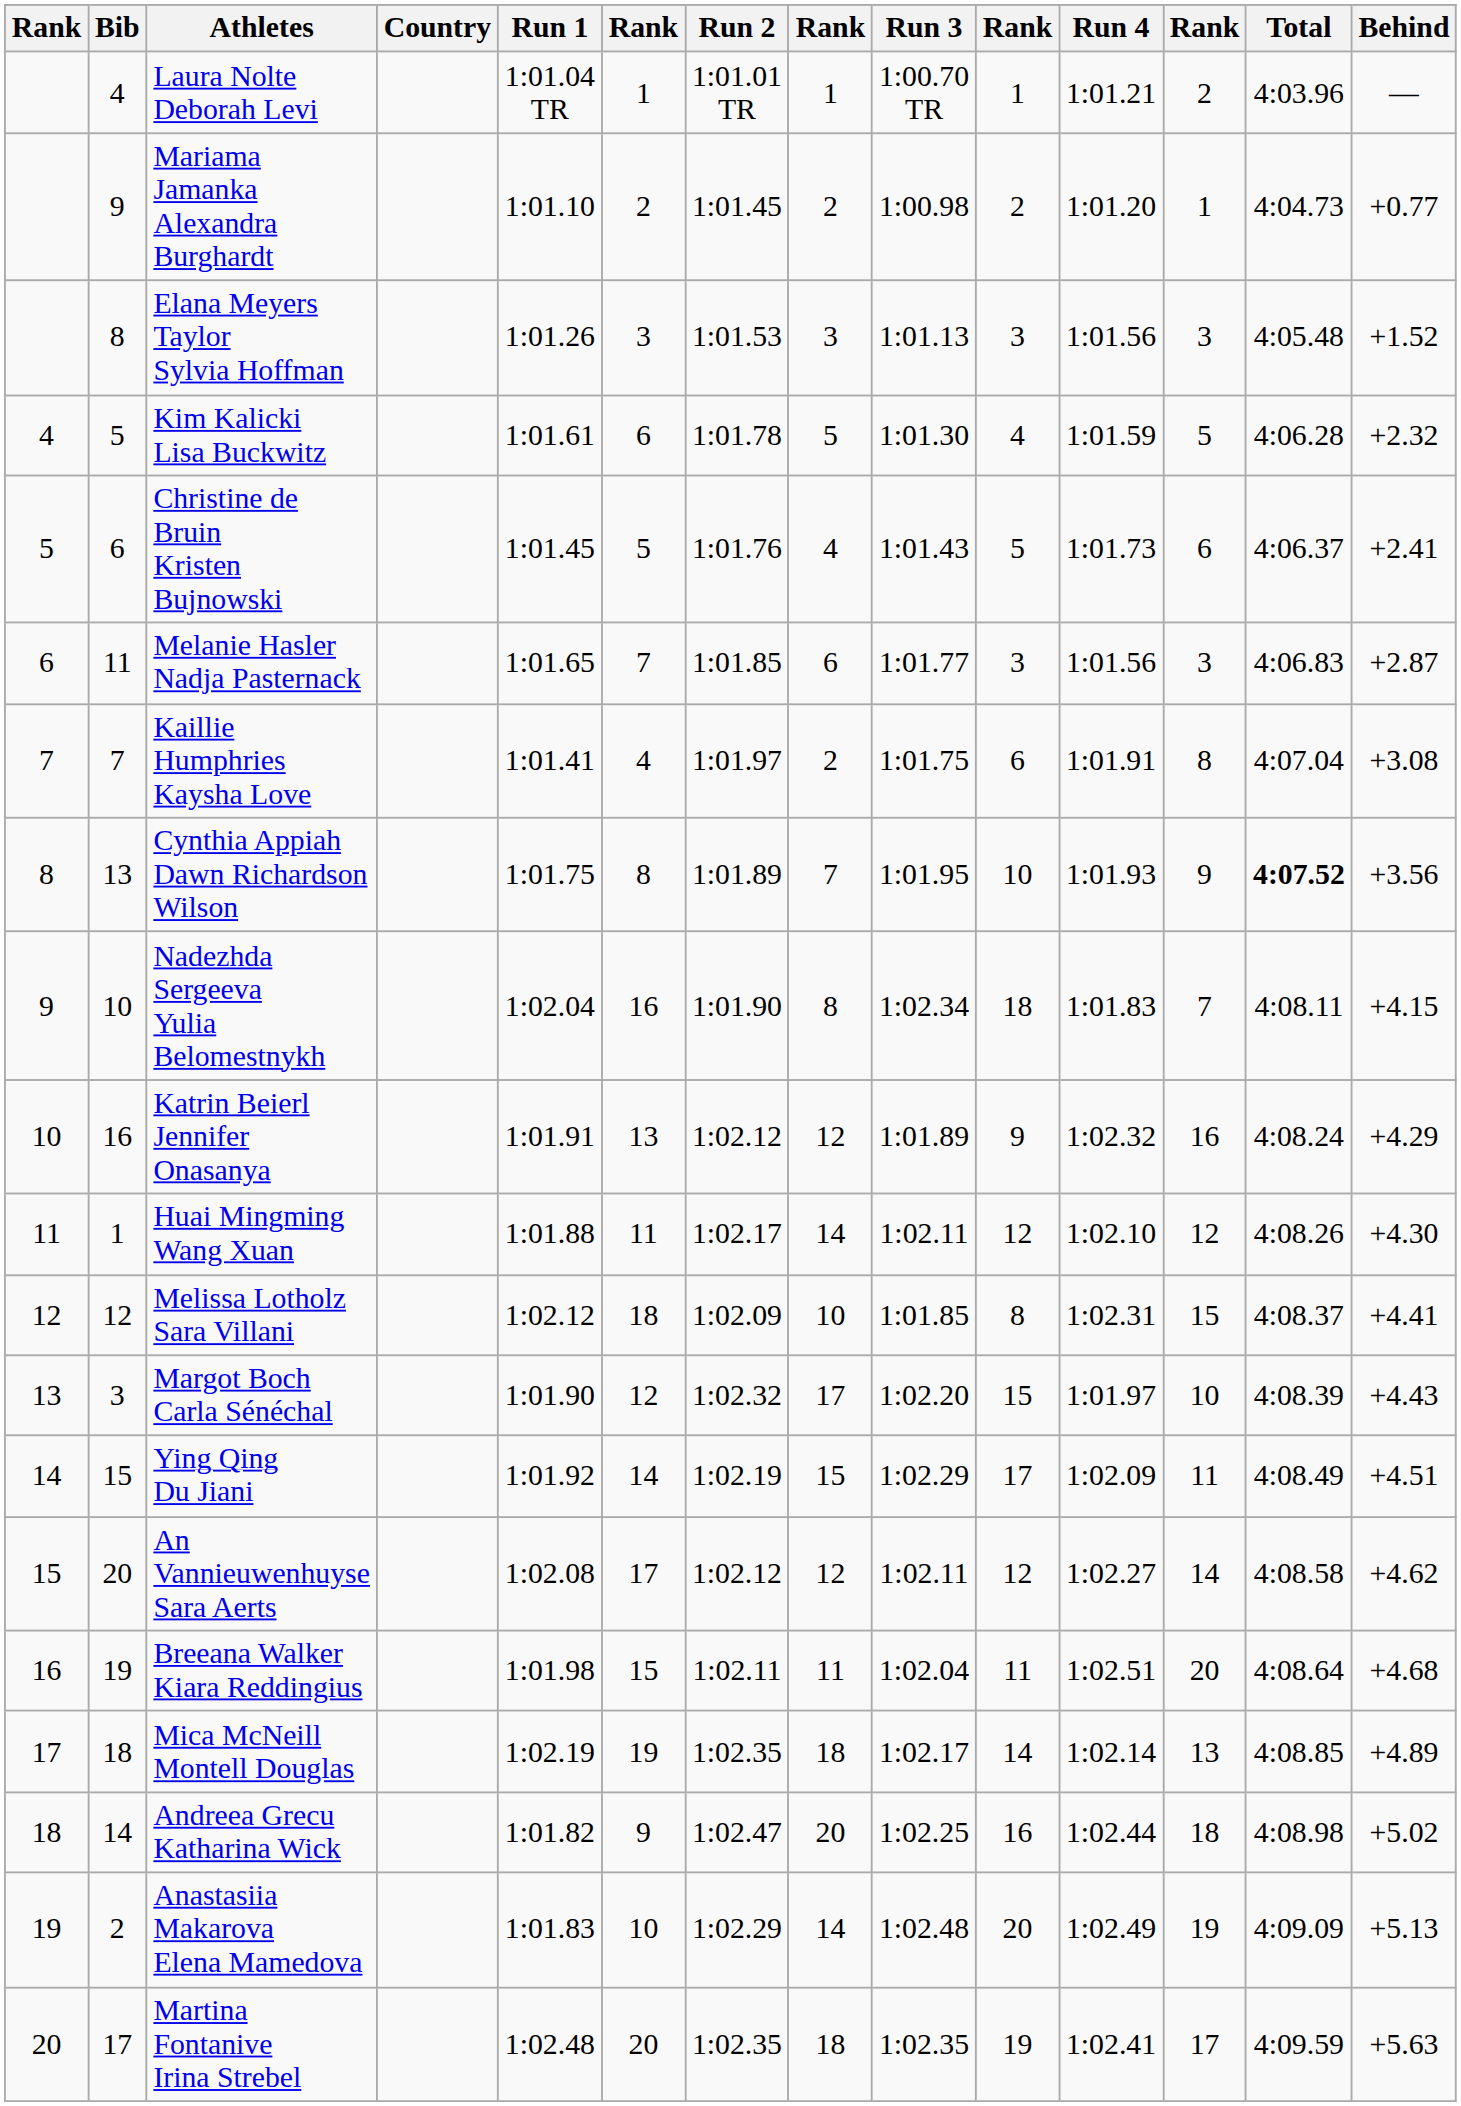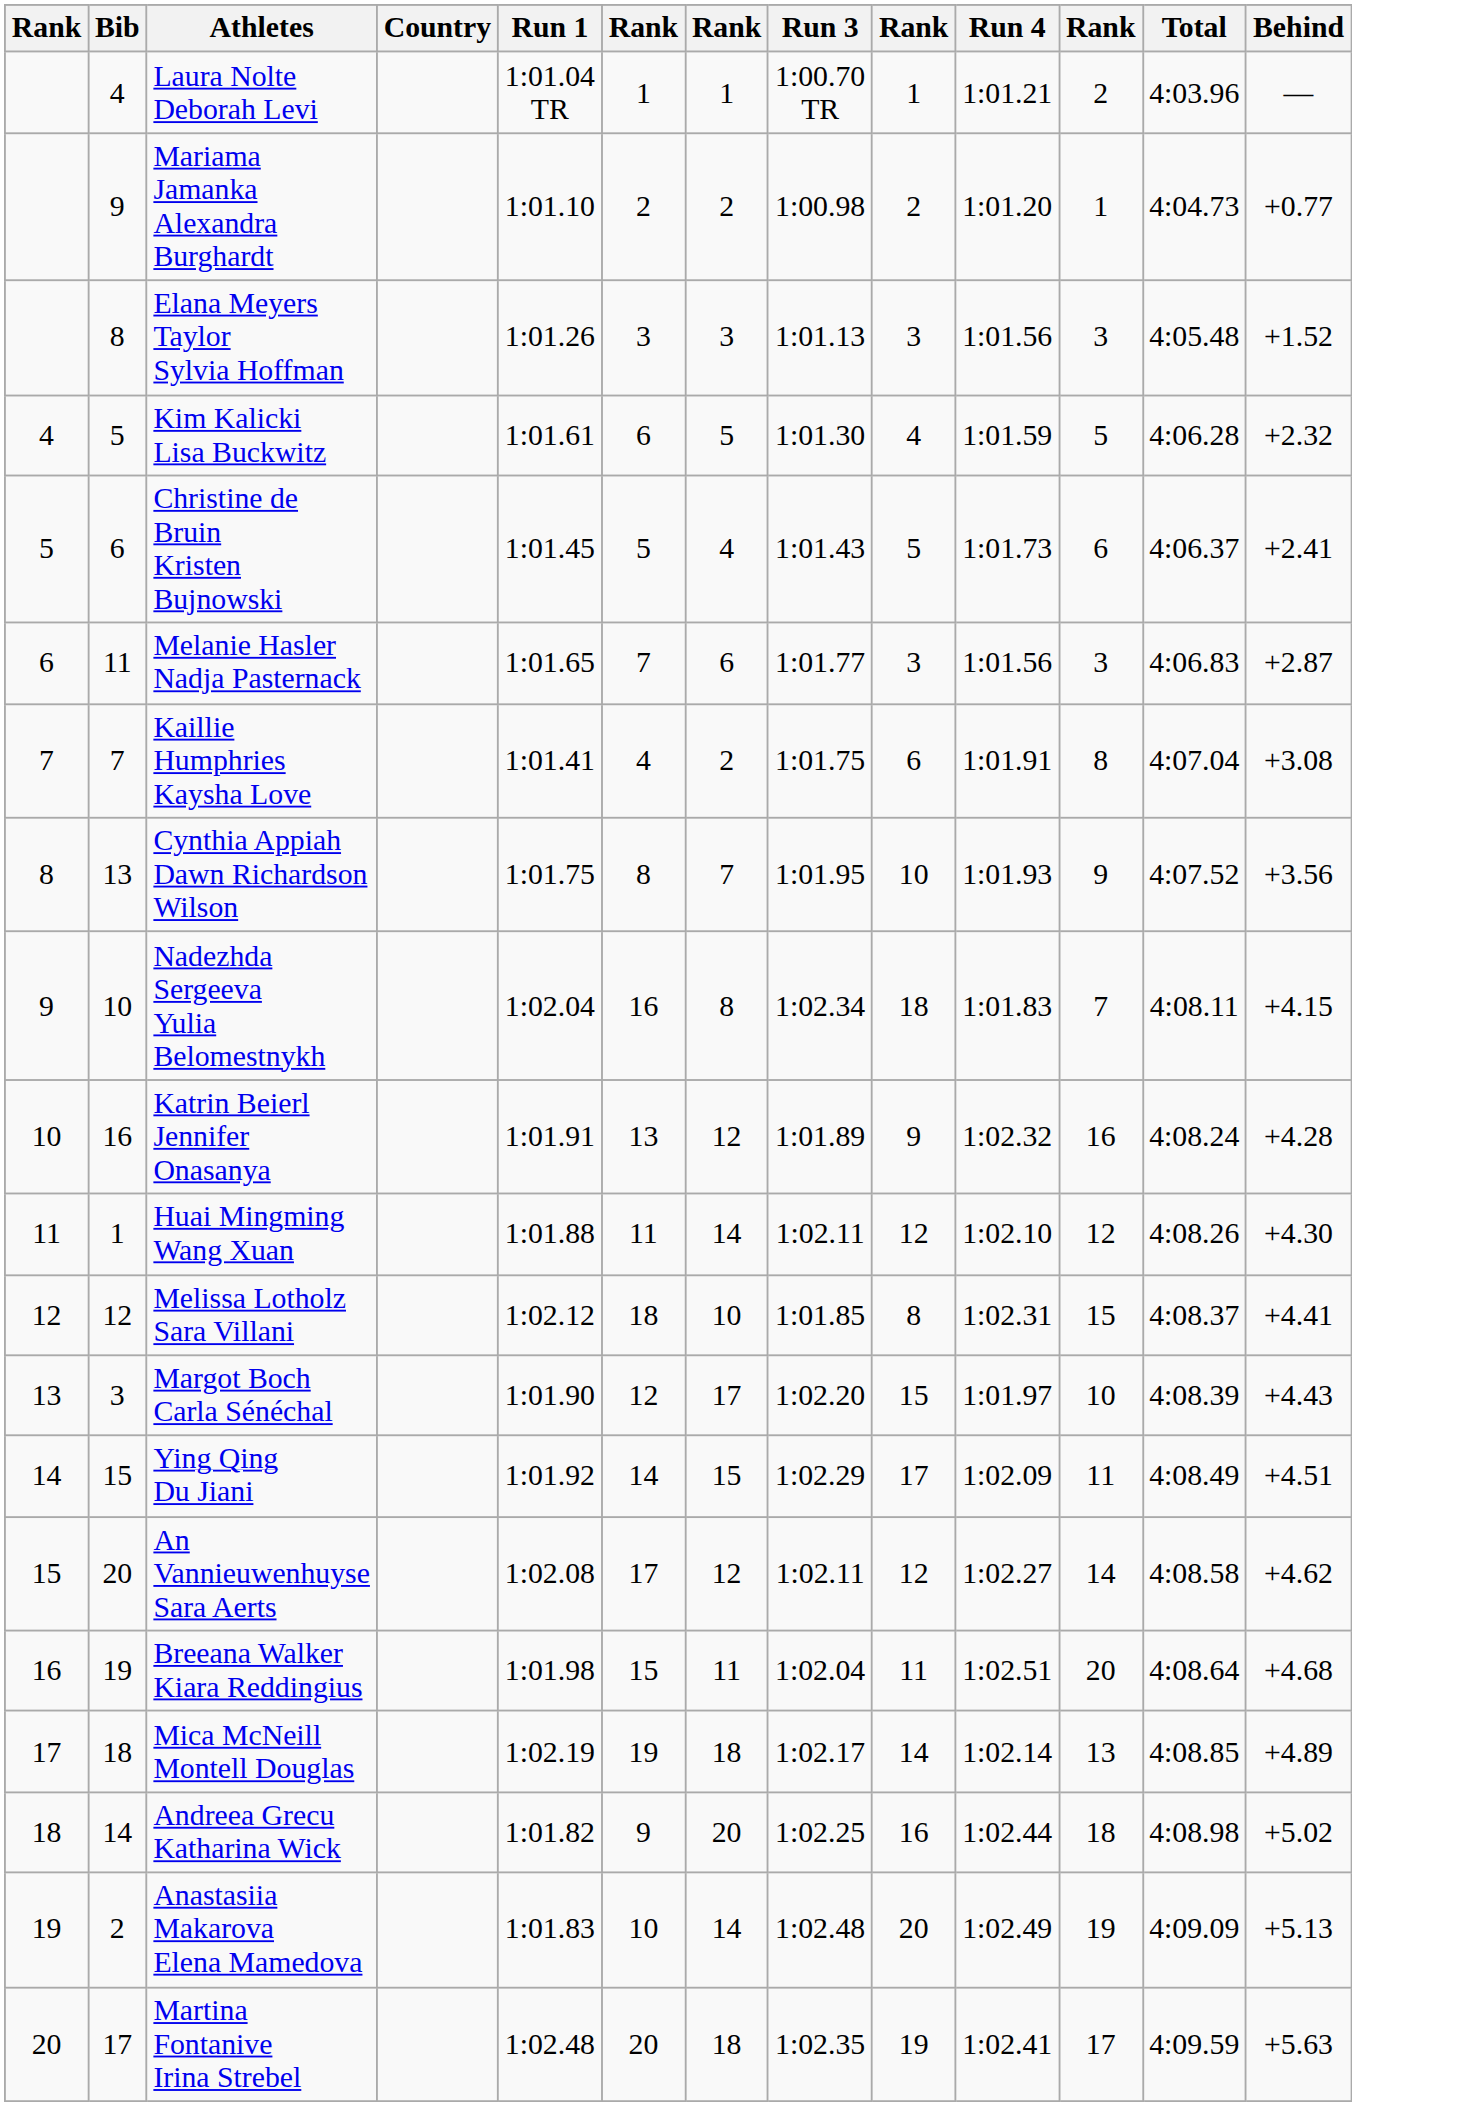- column: (737, 28)
(1299, 874) bold -> (1194, 874) normal
(1404, 1136) +4.29 -> (1299, 1136) +4.28
